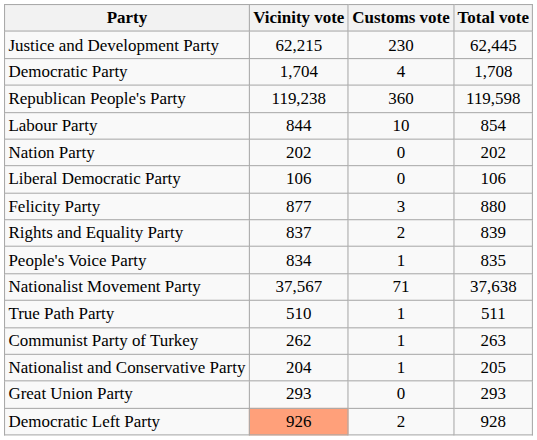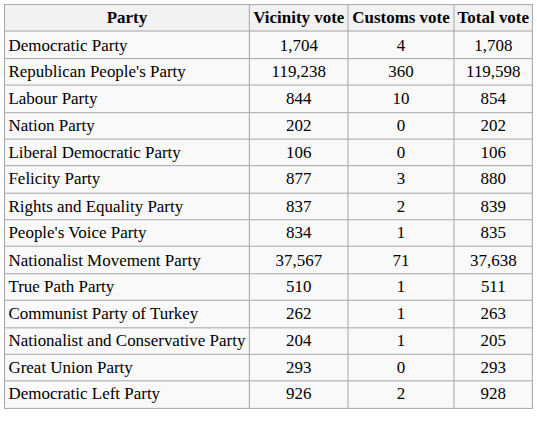- row: (114, 44)
(299, 421) lightsalmon background -> (299, 394) no background
